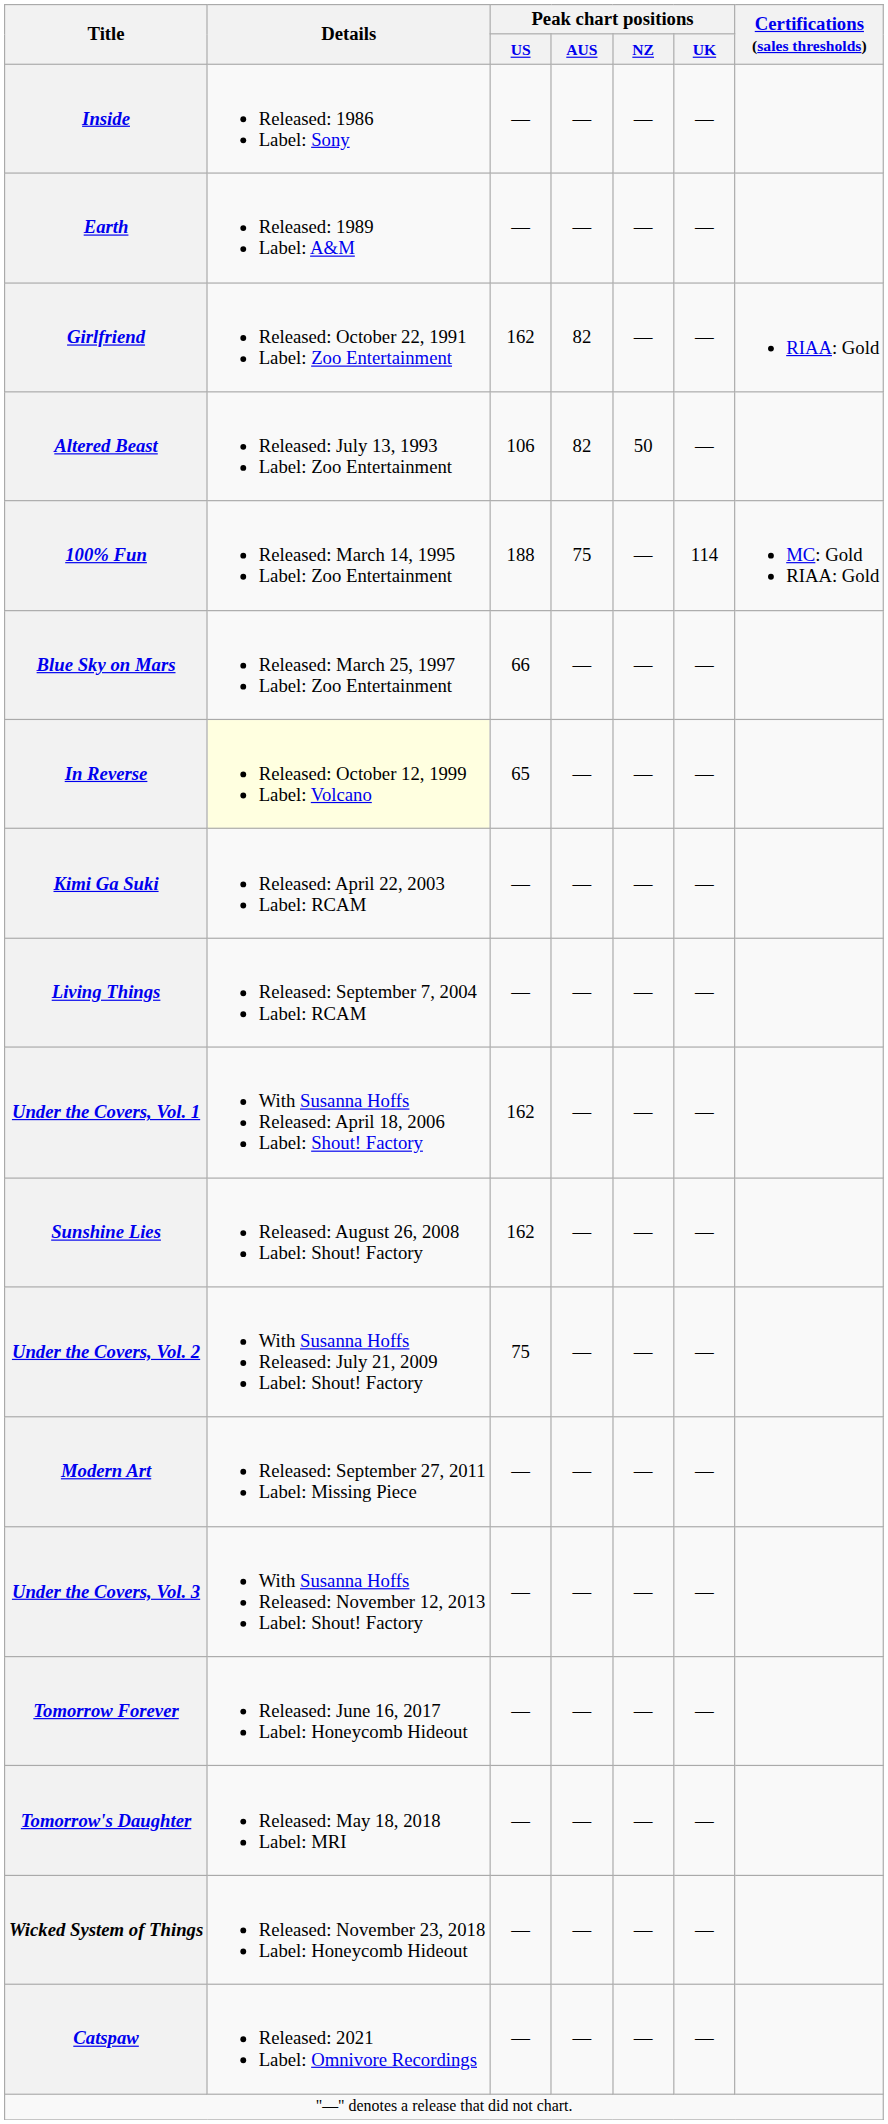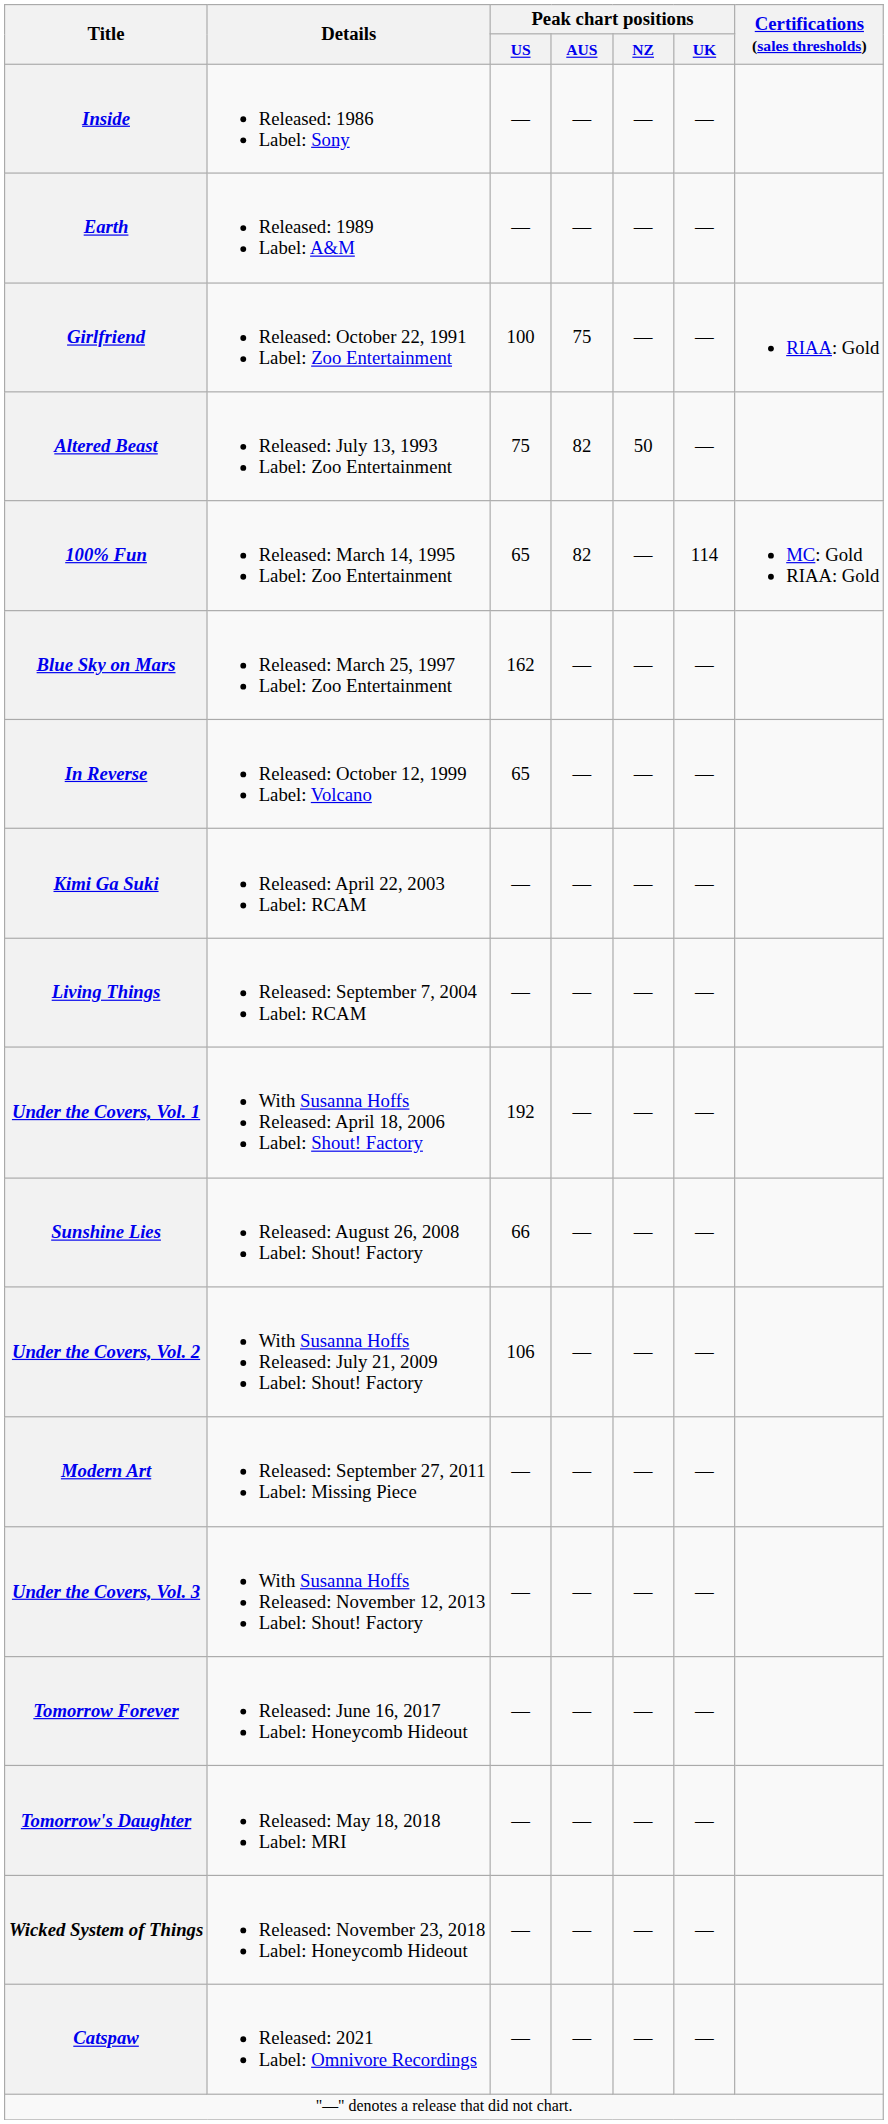(521, 336) 162 -> (521, 336) 100
(582, 336) 82 -> (582, 336) 75
(521, 446) 106 -> (521, 446) 75
(521, 555) 188 -> (521, 555) 65
(582, 555) 75 -> (582, 555) 82
(521, 664) 66 -> (521, 664) 162
(349, 785) lightyellow background -> (349, 785) no background
(521, 1112) 162 -> (521, 1112) 192
(521, 1232) 162 -> (521, 1232) 66
(521, 1351) 75 -> (521, 1351) 106
